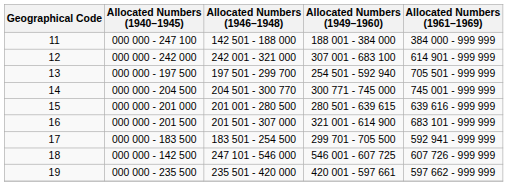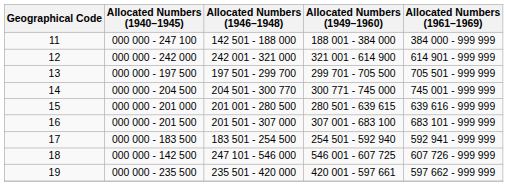(353, 57) 307 001 - 683 100 -> (353, 57) 321 001 - 614 900
(353, 73) 254 501 - 592 940 -> (353, 73) 299 701 - 705 500
(353, 123) 321 001 - 614 900 -> (353, 123) 307 001 - 683 100
(353, 139) 299 701 - 705 500 -> (353, 139) 254 501 - 592 940
